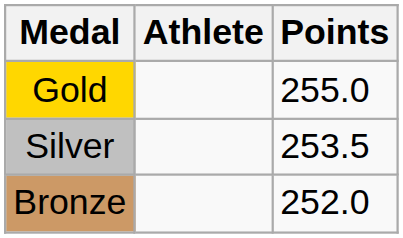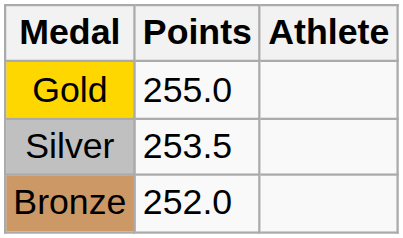columns swapped: (203, 32) <-> (335, 32)
